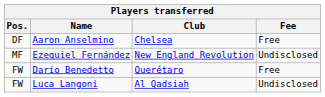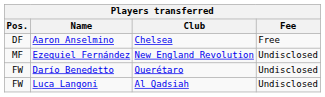(269, 70) Free -> (288, 70) Undisclosed
